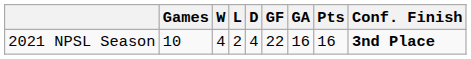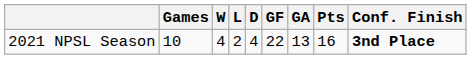(301, 42) 16 -> (301, 42) 13
